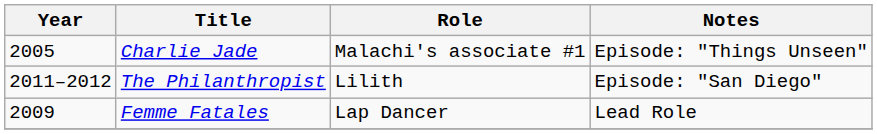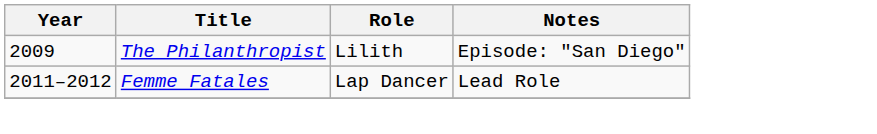- row: (189, 51)
(61, 82) 2011–2012 -> (32, 51) 2009
(32, 113) 2009 -> (61, 82) 2011–2012
